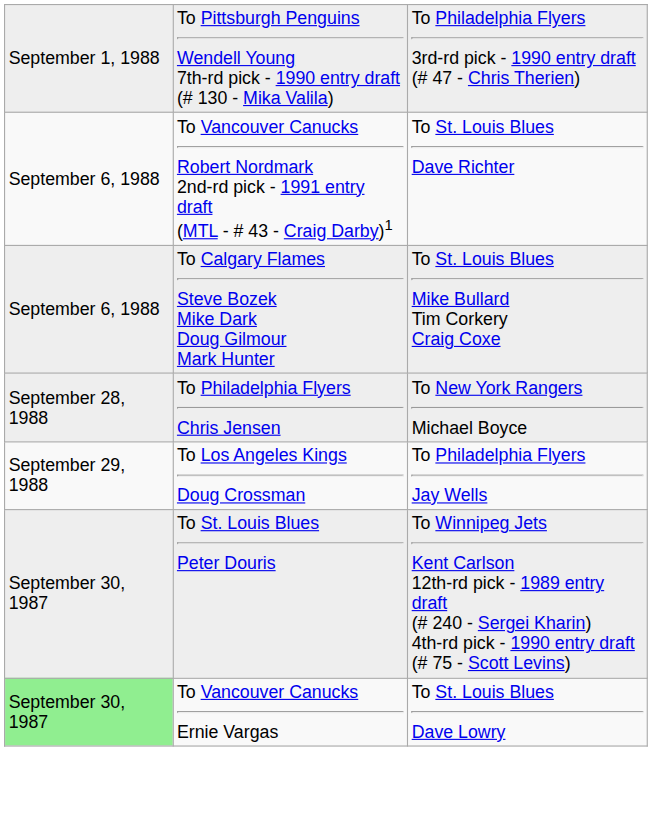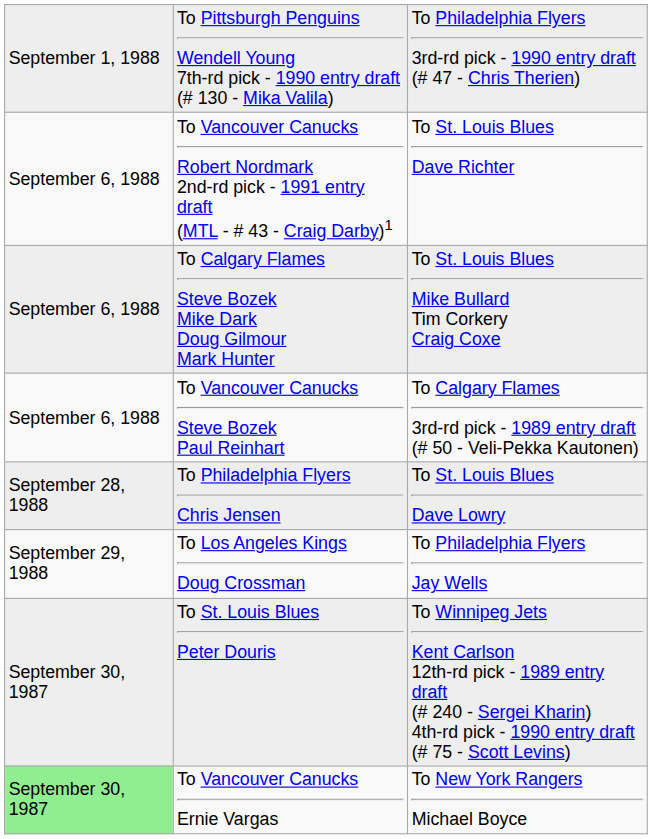+ row: (290, 417)
(527, 407) To New York Rangers Michael Boyce -> (527, 495) To St. Louis Blues Dave Lowry
(527, 711) To St. Louis Blues Dave Lowry -> (527, 799) To New York Rangers Michael Boyce
